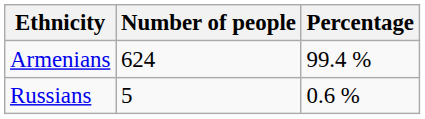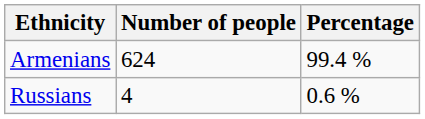(127, 95) 5 -> (127, 95) 4
